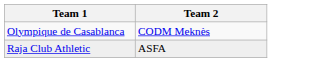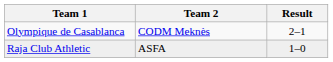+ column: (297, 13)
